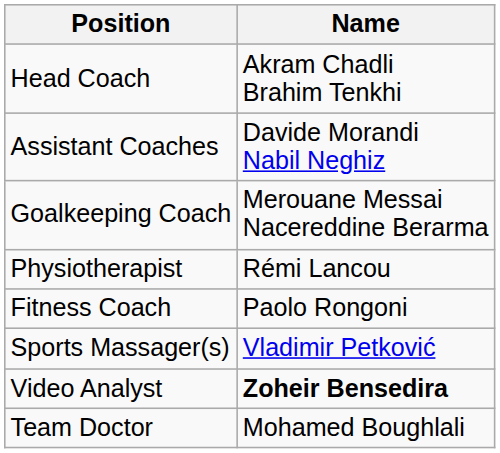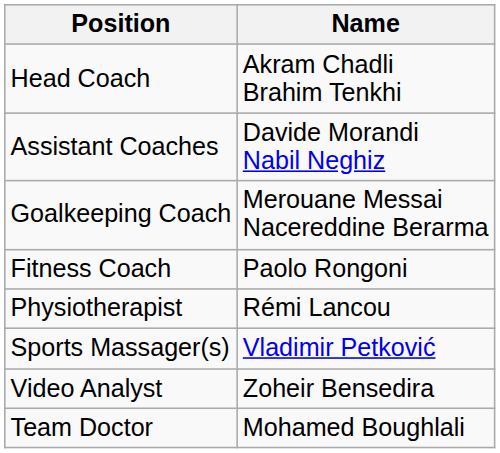rows swapped: (91, 308) <-> (96, 268)
(345, 388) bold -> (338, 388) normal
